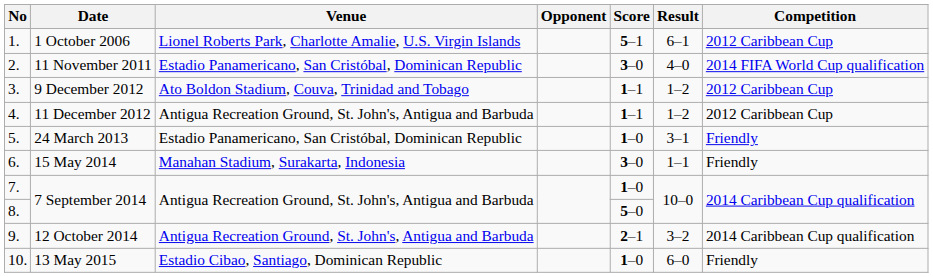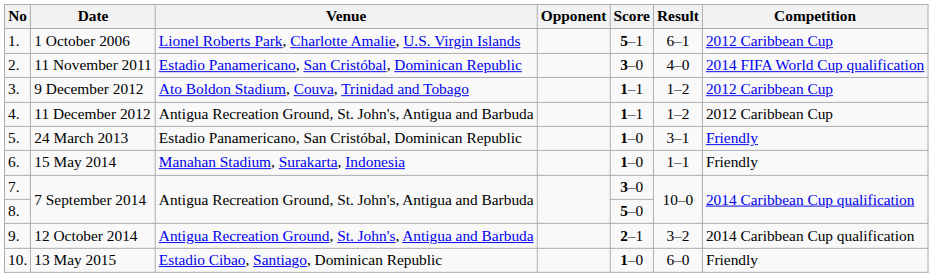(632, 162) 3–0 -> (632, 162) 1–0
(632, 187) 1–0 -> (632, 187) 3–0
